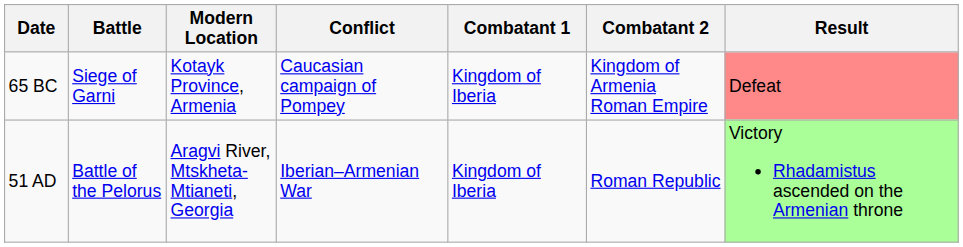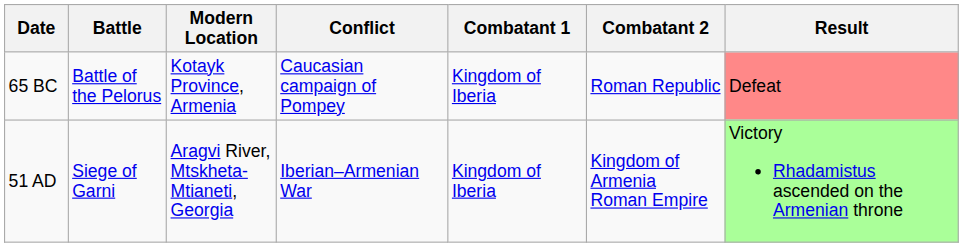(104, 85) Siege of Garni -> (117, 85) Battle of the Pelorus
(649, 85) Kingdom of Armenia Roman Empire -> (655, 85) Roman Republic
(117, 180) Battle of the Pelorus -> (104, 180) Siege of Garni
(655, 180) Roman Republic -> (649, 180) Kingdom of Armenia Roman Empire
